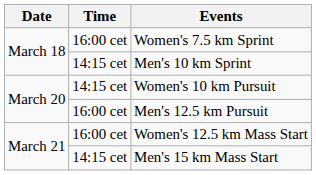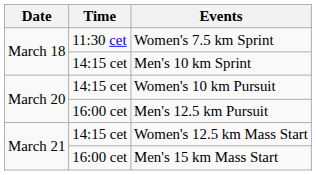(100, 39) 16:00 cet -> (99, 39) 11:30 cet
(100, 134) 16:00 cet -> (100, 134) 14:15 cet
(100, 157) 14:15 cet -> (100, 157) 16:00 cet
